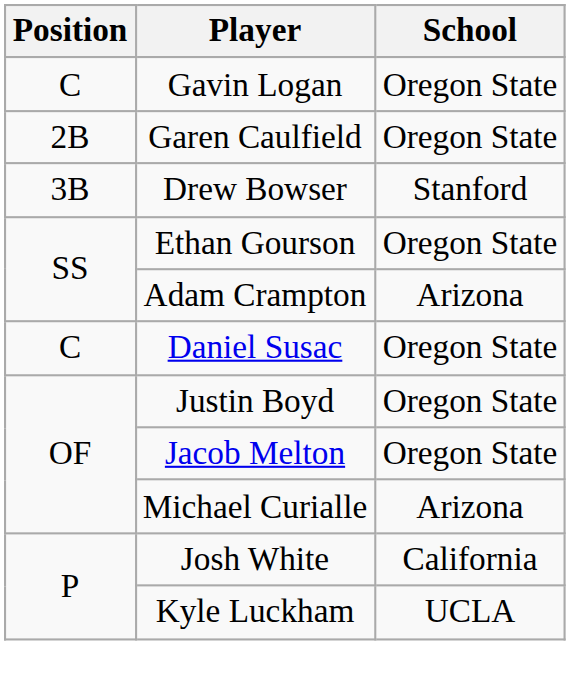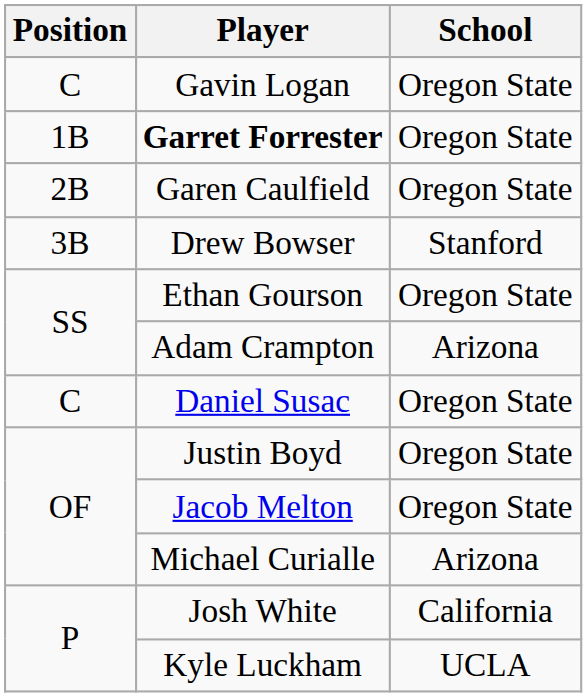+ row: (263, 136)
